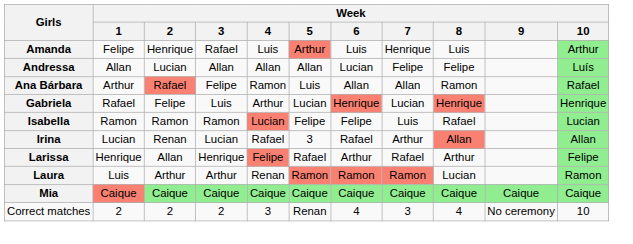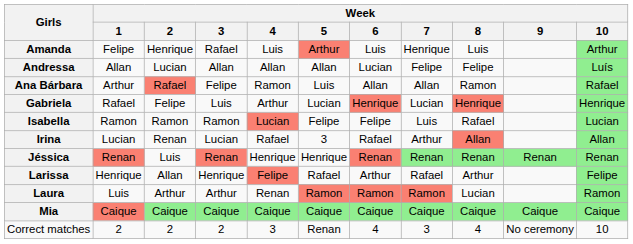+ row: (49, 157)
